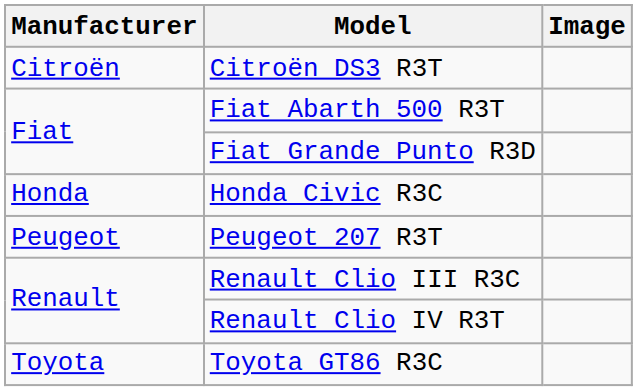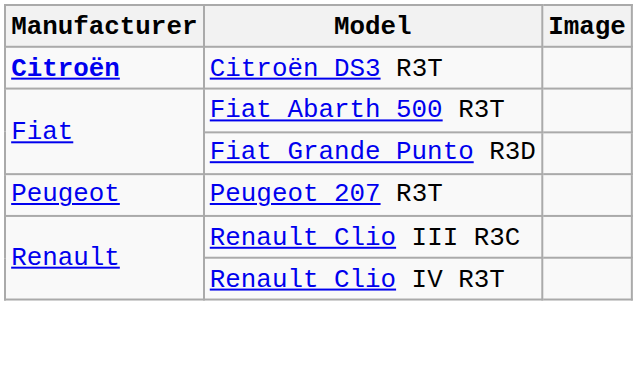(65, 68) normal -> (65, 68) bold
- row: (326, 195)
- row: (326, 363)
